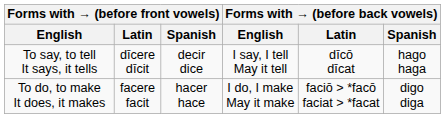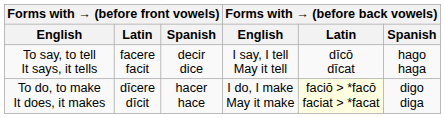(137, 61) dīcere dīcit -> (137, 61) facere facit
(137, 95) facere facit -> (137, 95) dīcere dīcit
(341, 95) no background -> (341, 95) lightyellow background
